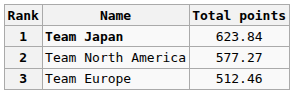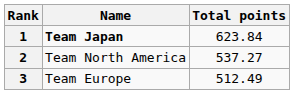(239, 57) 577.27 -> (239, 57) 537.27
(239, 79) 512.46 -> (239, 79) 512.49
